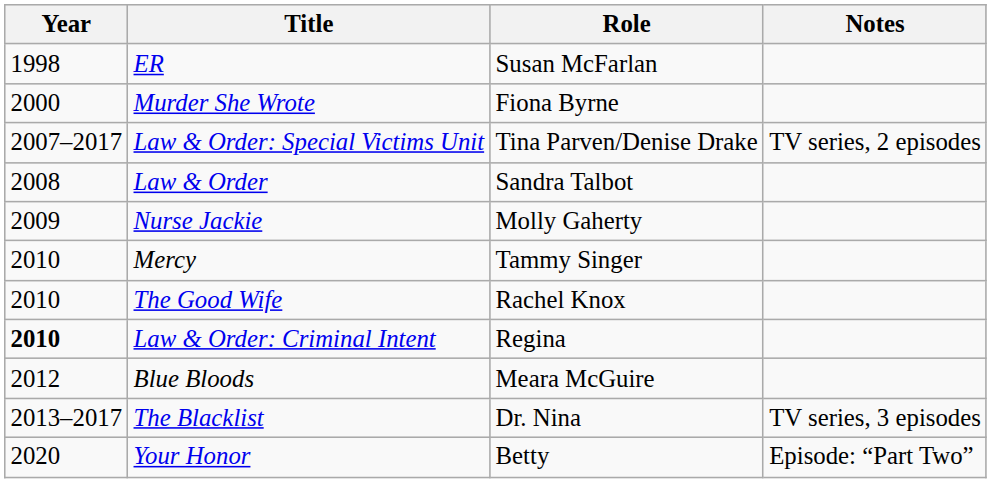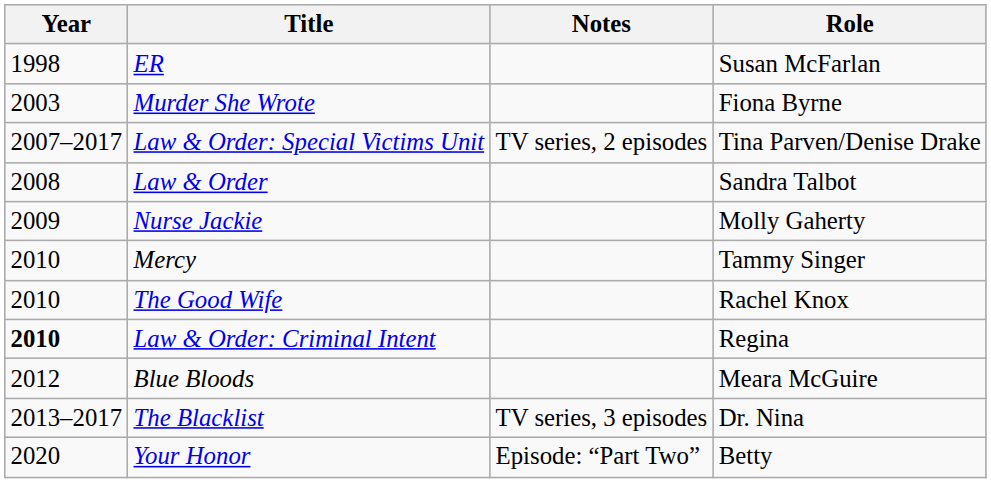columns swapped: (627, 24) <-> (875, 24)
(35, 102) 2000 -> (35, 102) 2003
